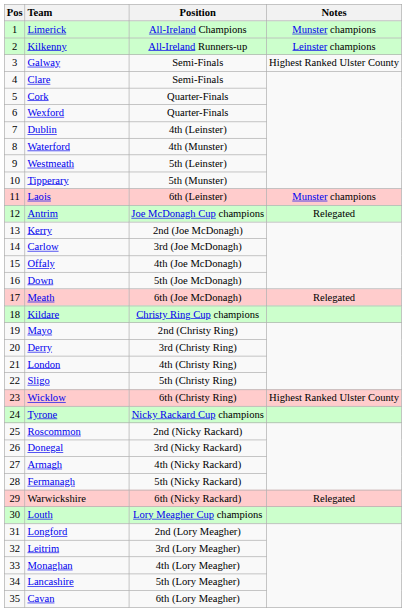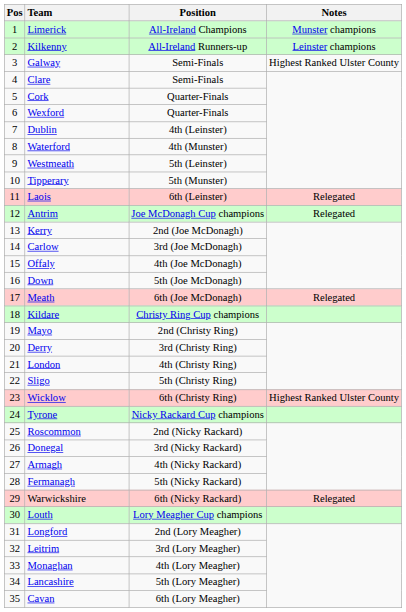(334, 197) Munster champions -> (334, 197) Relegated
